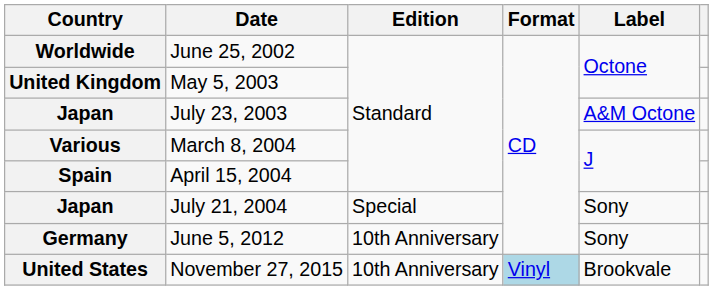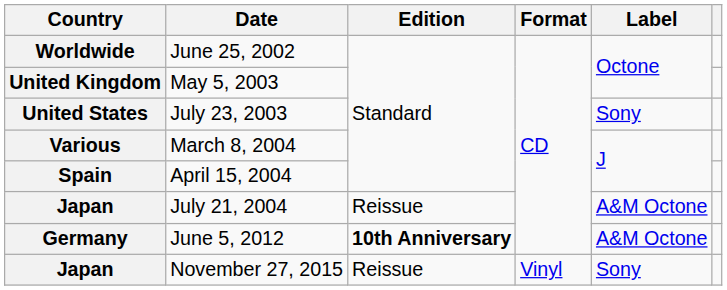(85, 113) Japan -> (85, 113) United States
(639, 113) A&M Octone -> (618, 113) Sony
(384, 207) Special -> (388, 207) Reissue
(606, 207) Sony -> (652, 207) A&M Octone
(425, 238) normal -> (432, 238) bold
(606, 238) Sony -> (652, 238) A&M Octone
(85, 269) United States -> (85, 269) Japan
(425, 269) 10th Anniversary -> (388, 269) Reissue
(529, 269) lightblue background -> (541, 269) no background
(627, 269) Brookvale -> (618, 269) Sony
